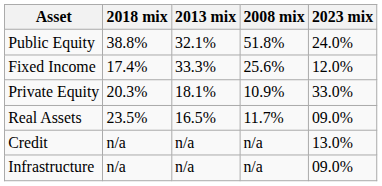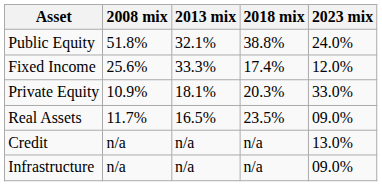columns swapped: (274, 17) <-> (137, 17)
